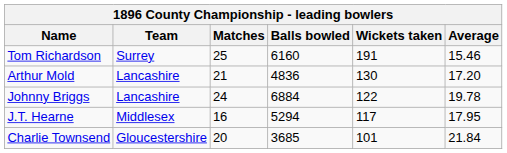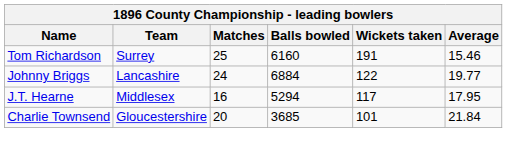- row: (41, 76)
(464, 96) 19.78 -> (464, 76) 19.77
